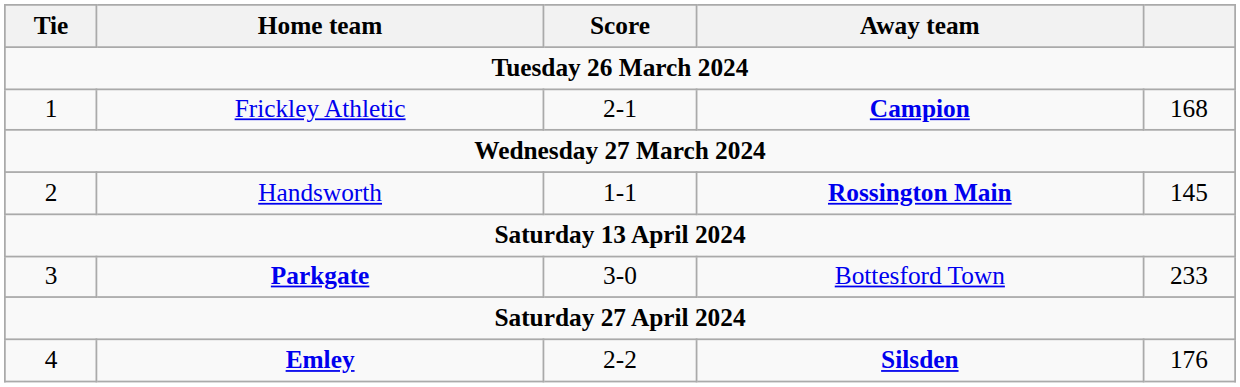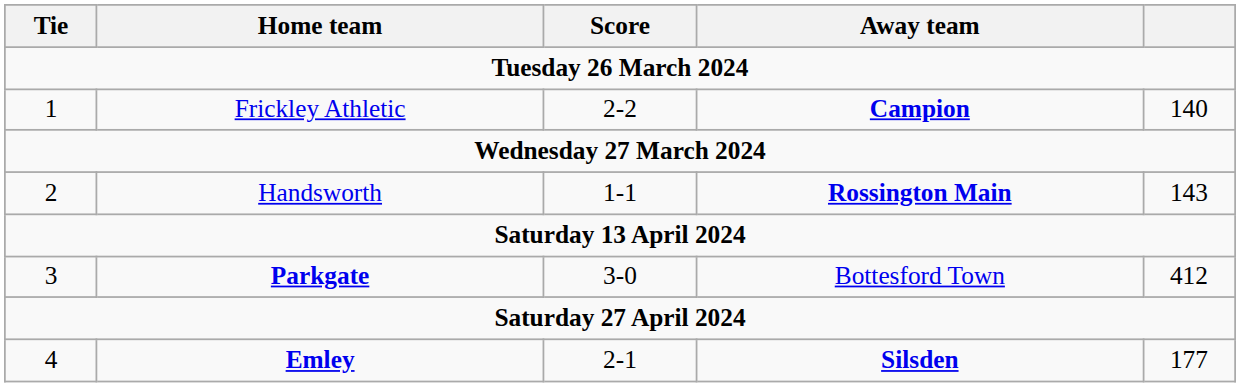(620, 109) 2-1 -> (620, 109) 2-2
(1189, 109) 168 -> (1189, 109) 140
(1189, 192) 145 -> (1189, 192) 143
(1189, 276) 233 -> (1189, 276) 412
(620, 360) 2-2 -> (620, 360) 2-1
(1189, 360) 176 -> (1189, 360) 177
